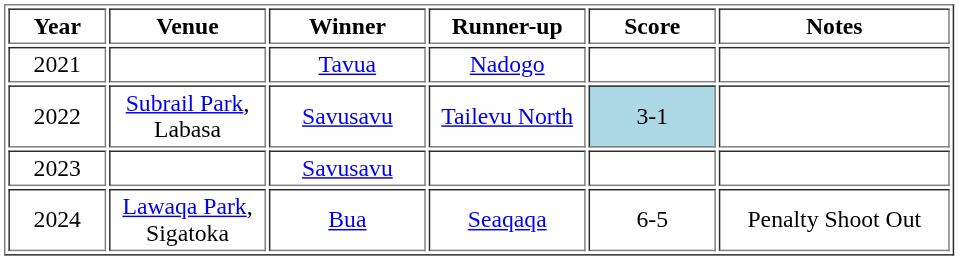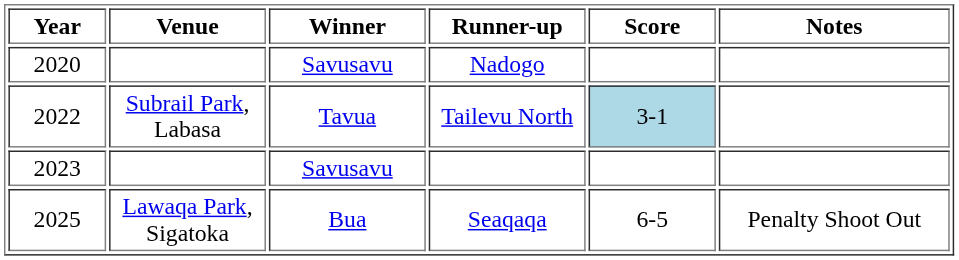(57, 64) 2021 -> (57, 64) 2020
(347, 64) Tavua -> (347, 64) Savusavu
(347, 116) Savusavu -> (347, 116) Tavua
(57, 219) 2024 -> (57, 219) 2025
